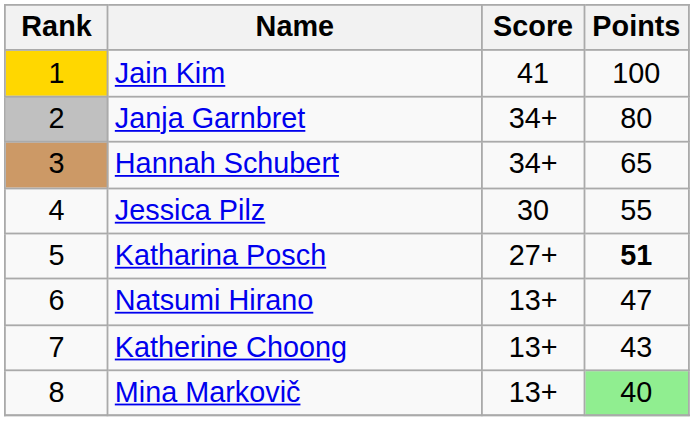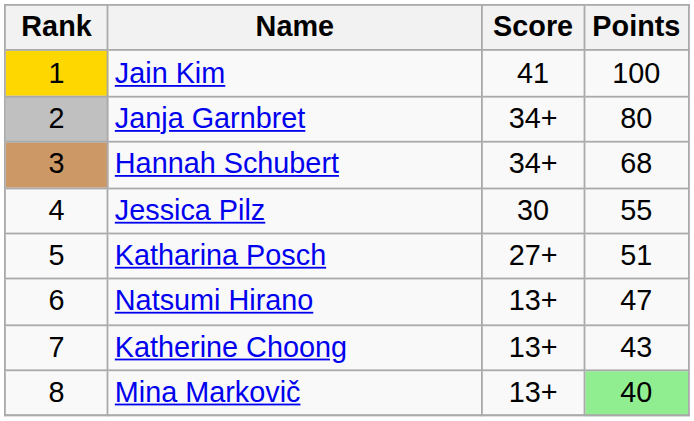(636, 164) 65 -> (636, 164) 68
(636, 255) bold -> (636, 255) normal
